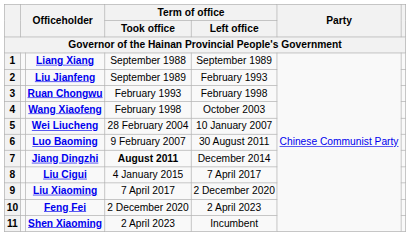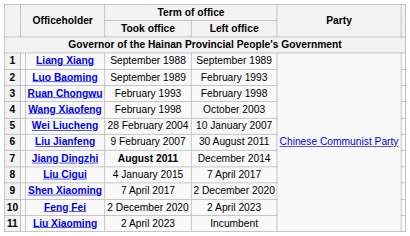(65, 77) Liu Jianfeng -> (65, 77) Luo Baoming
(65, 142) Luo Baoming -> (65, 142) Liu Jianfeng
(65, 191) Liu Xiaoming -> (65, 191) Shen Xiaoming
(65, 223) Shen Xiaoming -> (65, 223) Liu Xiaoming
